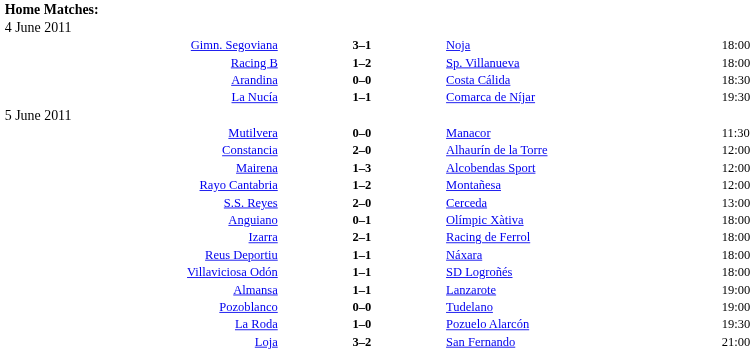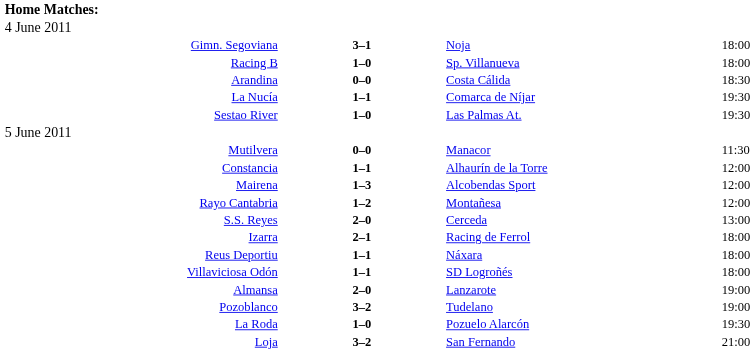(362, 62) 1–2 -> (362, 62) 1–0
+ row: (246, 114)
(362, 150) 2–0 -> (362, 168) 1–1
- row: (253, 220)
(362, 289) 1–1 -> (362, 289) 2–0
(362, 307) 0–0 -> (362, 307) 3–2
